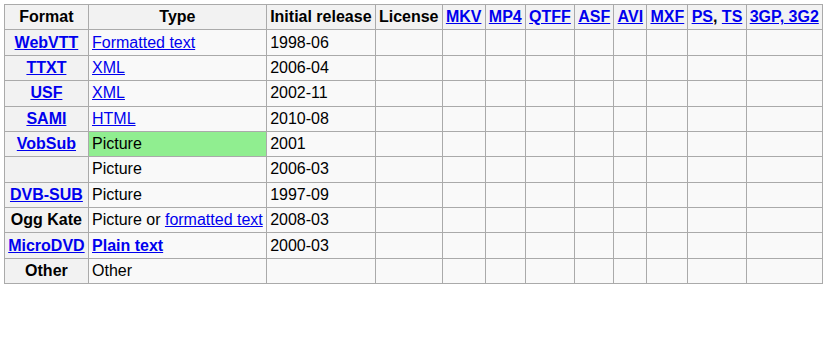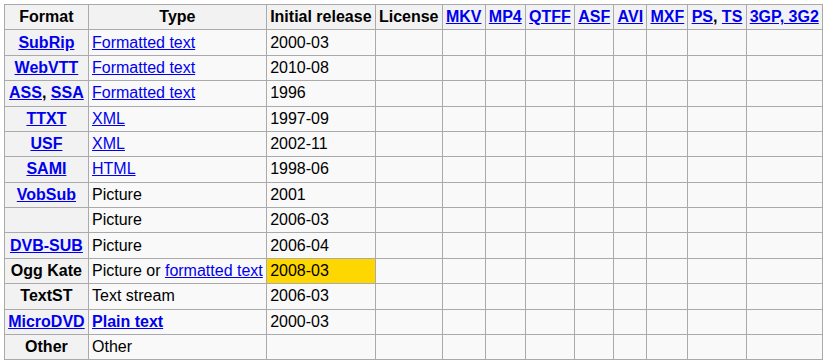+ row: (46, 42)
(300, 42) 1998-06 -> (300, 67) 2010-08
+ row: (46, 93)
(300, 67) 2006-04 -> (300, 118) 1997-09
(300, 118) 2010-08 -> (300, 169) 1998-06
(117, 144) lightgreen background -> (117, 194) no background
(300, 194) 1997-09 -> (300, 245) 2006-04
(300, 220) no background -> (300, 270) gold background
+ row: (46, 296)
